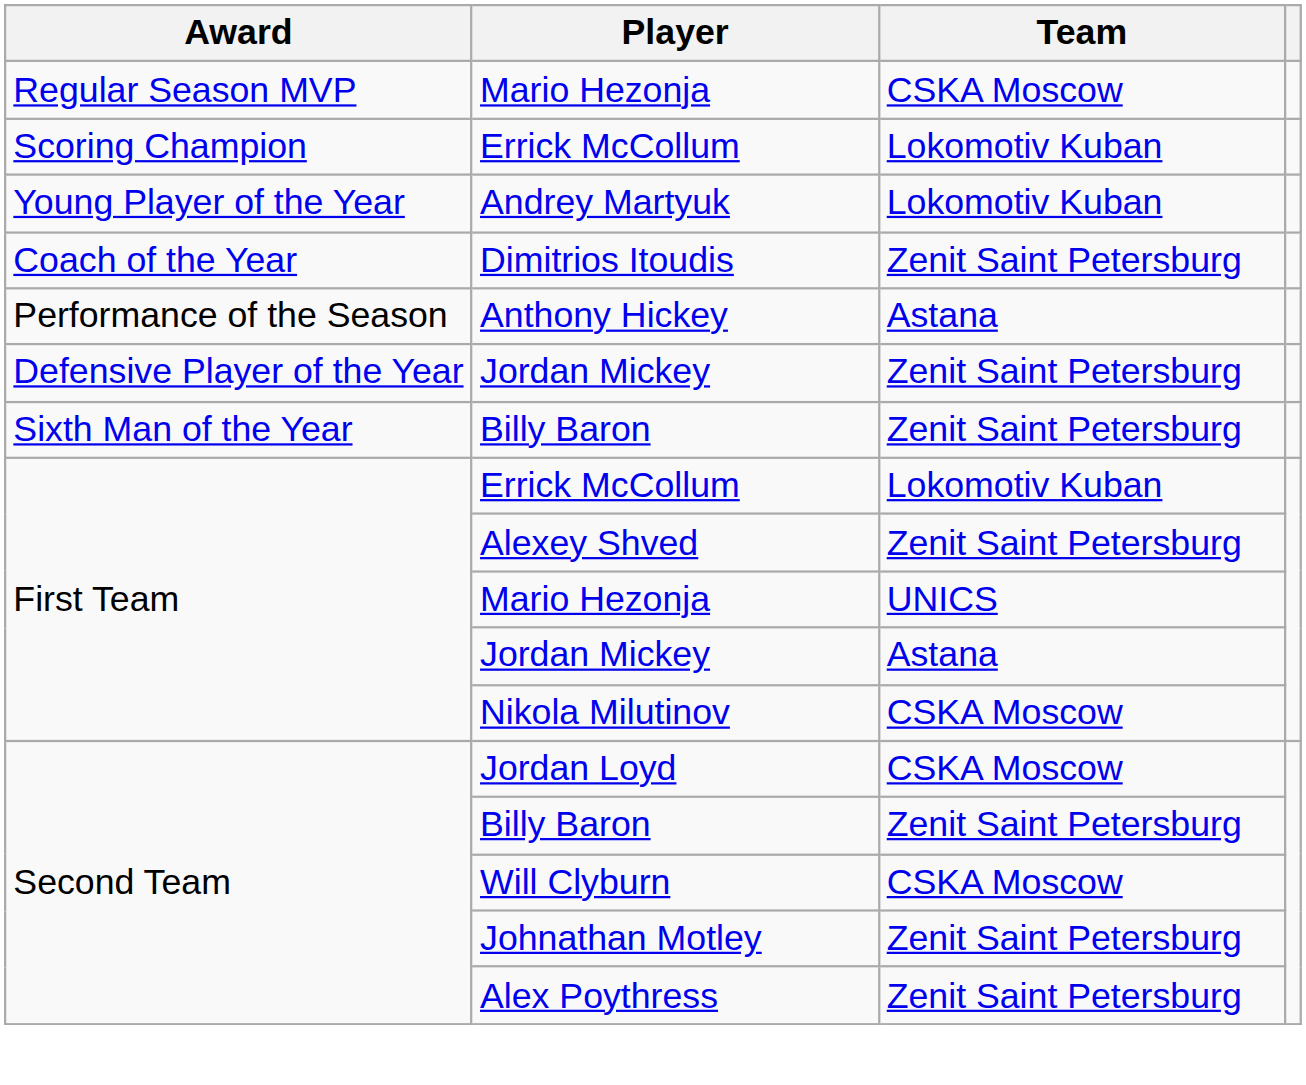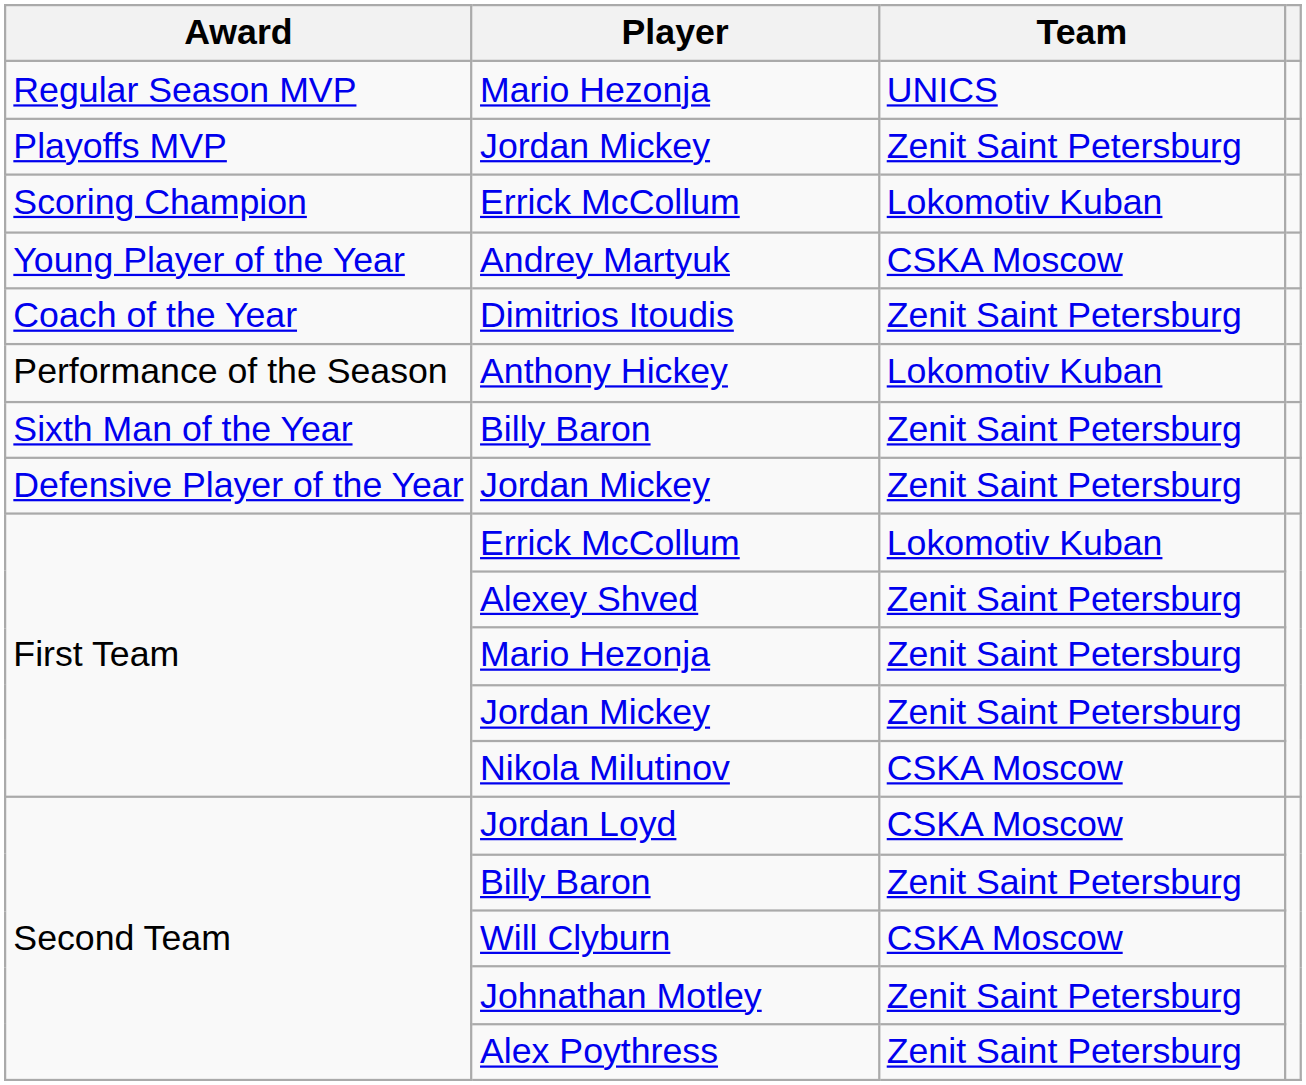(1005, 89) CSKA Moscow -> (942, 89) UNICS
+ row: (120, 145)
(1025, 202) Lokomotiv Kuban -> (1005, 259) CSKA Moscow
(942, 315) Astana -> (1025, 372) Lokomotiv Kuban
rows swapped: (183, 428) <-> (238, 372)
(942, 598) UNICS -> (1064, 655) Zenit Saint Petersburg
(942, 655) Astana -> (1064, 711) Zenit Saint Petersburg
